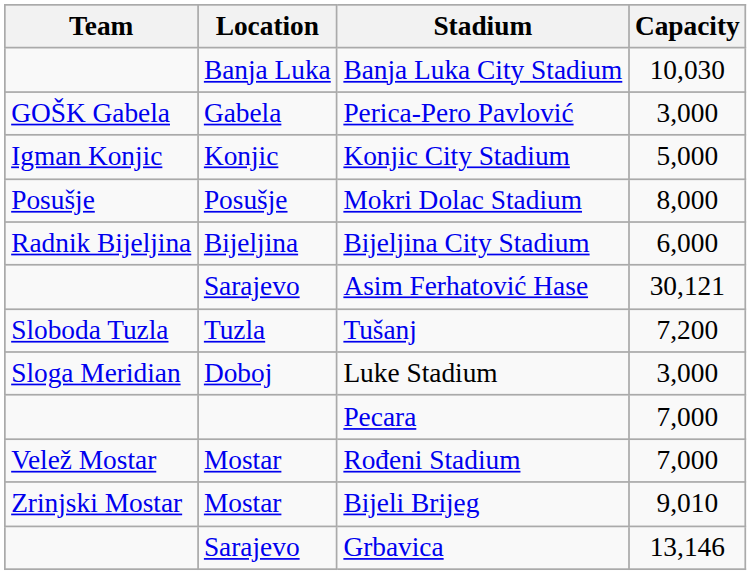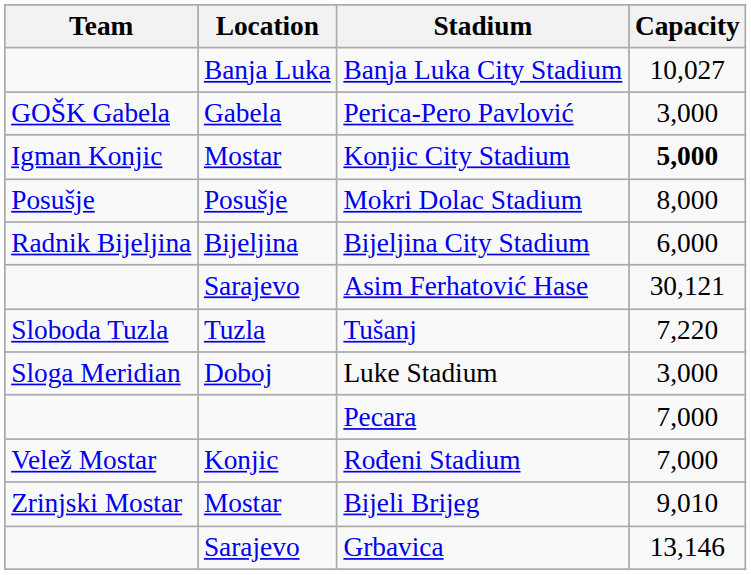(687, 69) 10,030 -> (687, 69) 10,027
(241, 156) Konjic -> (243, 156) Mostar
(687, 156) normal -> (687, 156) bold
(687, 329) 7,200 -> (687, 329) 7,220
(243, 460) Mostar -> (241, 460) Konjic
